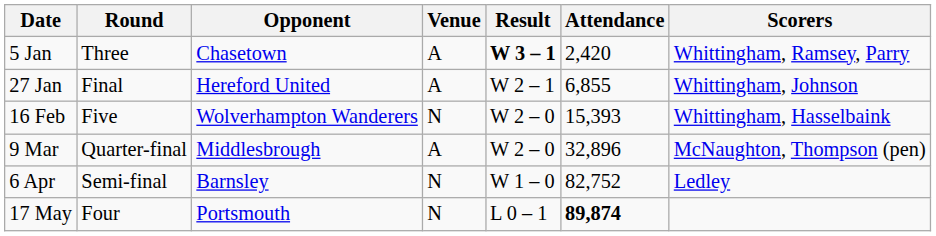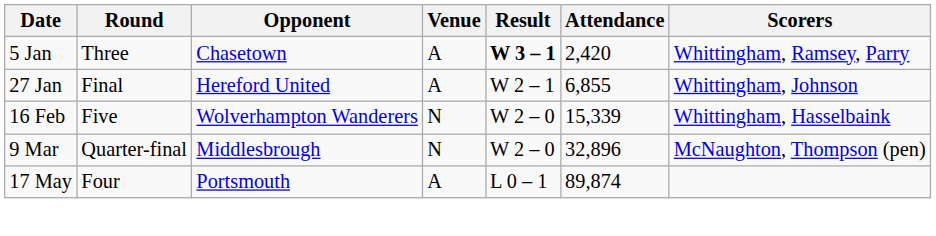(593, 117) 15,393 -> (593, 117) 15,339
(435, 149) A -> (435, 149) N
- row: (32, 181)
(435, 213) N -> (435, 181) A
(593, 213) bold -> (593, 181) normal
